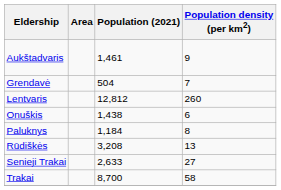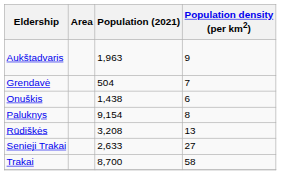(110, 57) 1,461 -> (110, 57) 1,963
- row: (27, 99)
(110, 130) 1,184 -> (110, 114) 9,154
